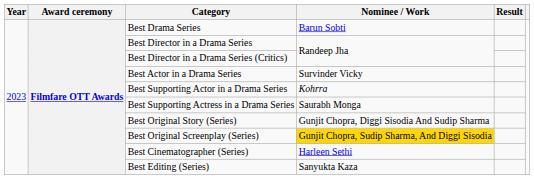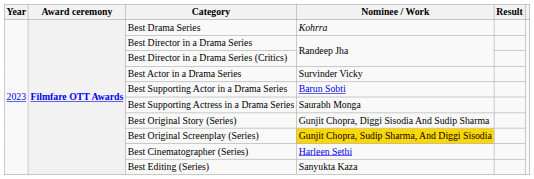(322, 27) Barun Sobti -> (313, 27) Kohrra
(313, 89) Kohrra -> (322, 89) Barun Sobti
